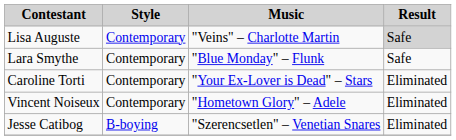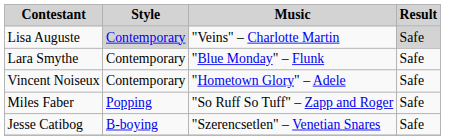(146, 37) no background -> (146, 37) lightgrey background
- row: (46, 80)
(417, 102) Eliminated -> (412, 80) Safe
+ row: (41, 102)
(417, 124) Eliminated -> (412, 124) Safe
